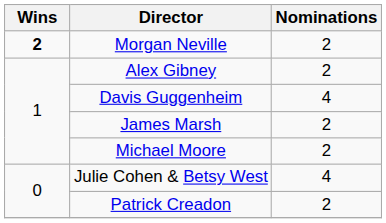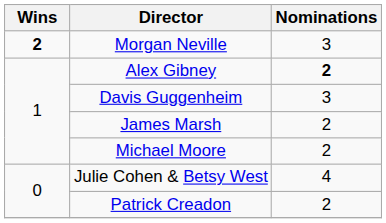(326, 44) 2 -> (326, 44) 3
(326, 71) normal -> (326, 71) bold
(326, 97) 4 -> (326, 97) 3
